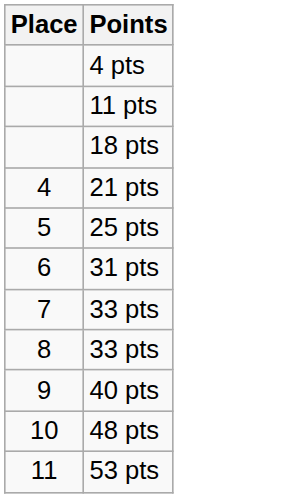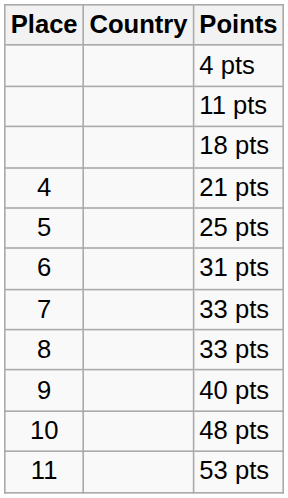+ column: (138, 24)
